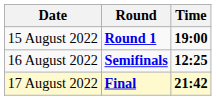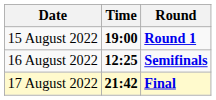columns swapped: (191, 15) <-> (136, 15)
